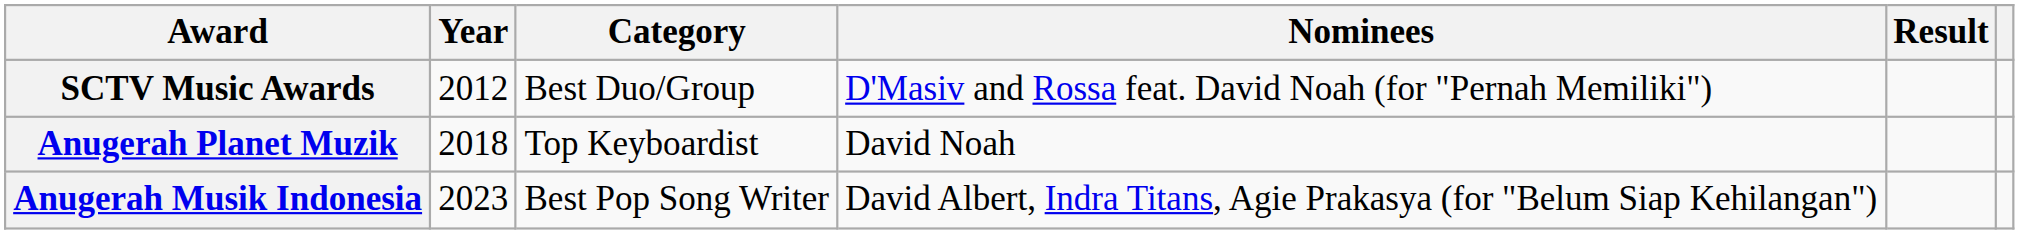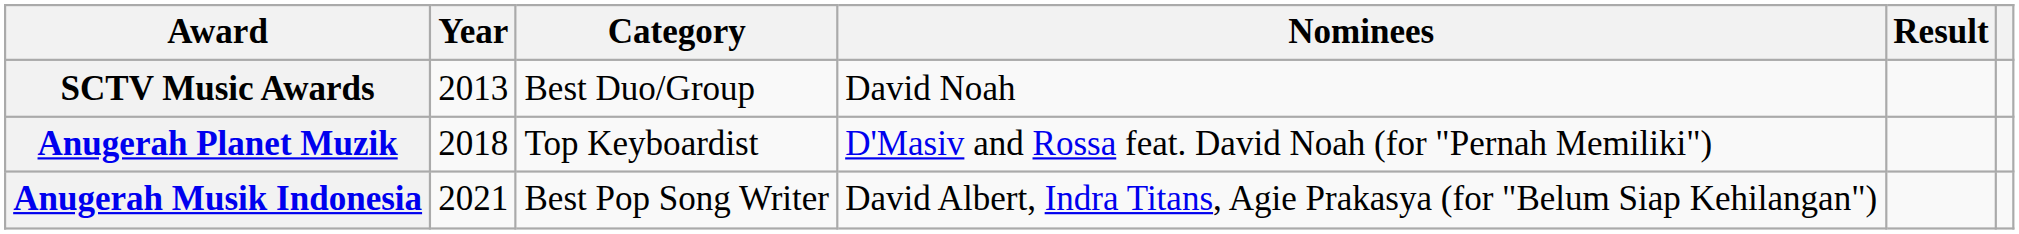(473, 87) 2012 -> (473, 87) 2013
(1279, 87) D'Masiv and Rossa feat. David Noah (for "Pernah Memiliki") -> (930, 87) David Noah
(930, 143) David Noah -> (1279, 143) D'Masiv and Rossa feat. David Noah (for "Pernah Memiliki")
(473, 198) 2023 -> (473, 198) 2021
